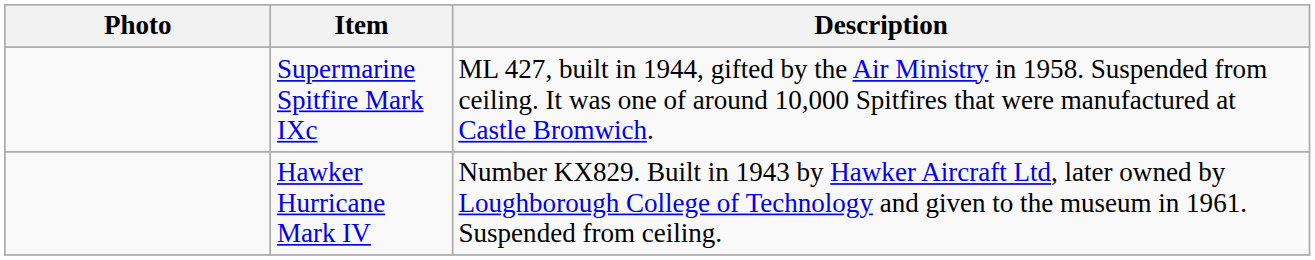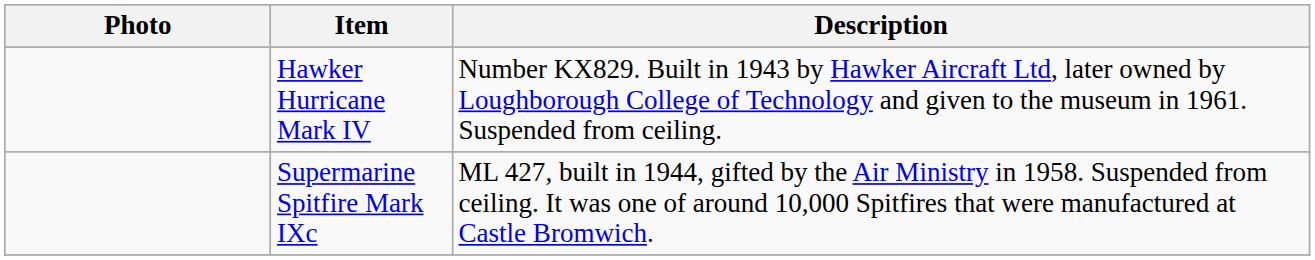rows swapped: (350, 99) <-> (331, 202)
